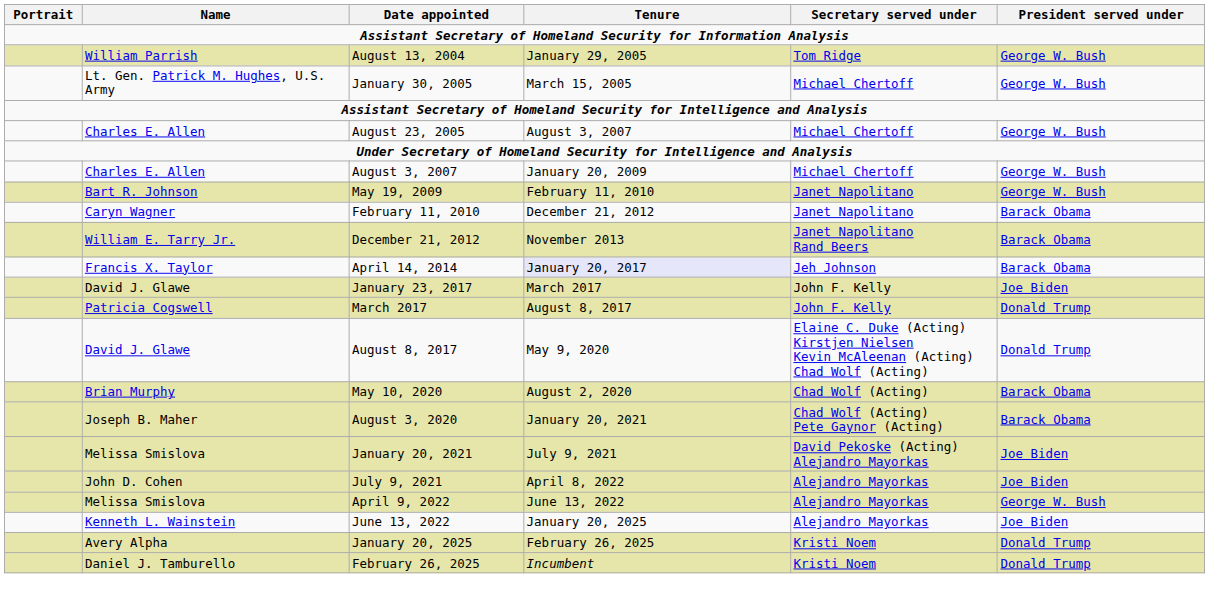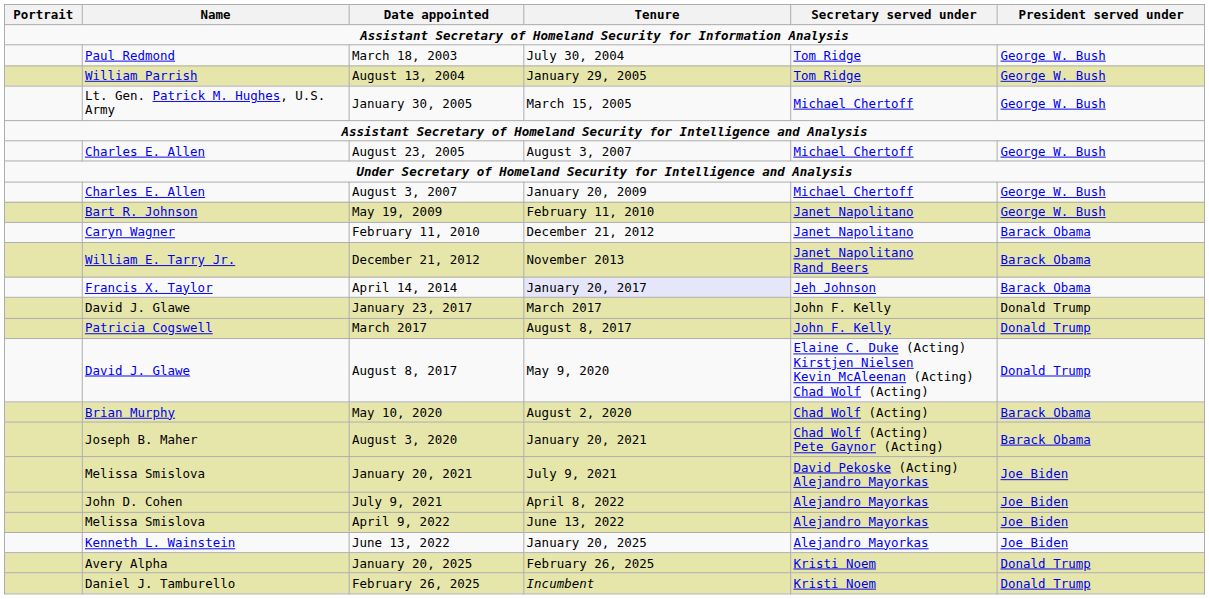+ row: (405, 55)
(1034, 288) Joe Biden -> (1046, 308) Donald Trump
(1053, 502) George W. Bush -> (1034, 522) Joe Biden
